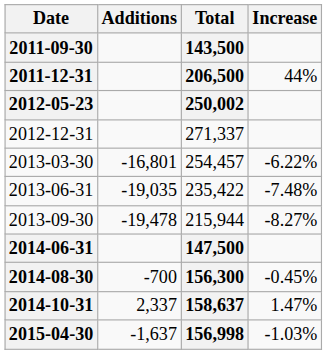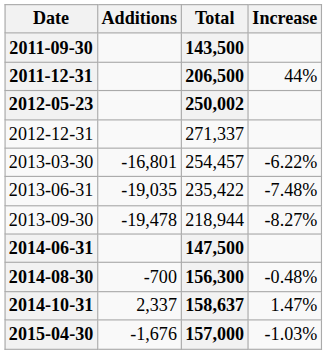(215, 219) 215,944 -> (215, 219) 218,944
(291, 276) -0.45% -> (291, 276) -0.48%
(154, 334) -1,637 -> (154, 334) -1,676
(215, 334) 156,998 -> (215, 334) 157,000
